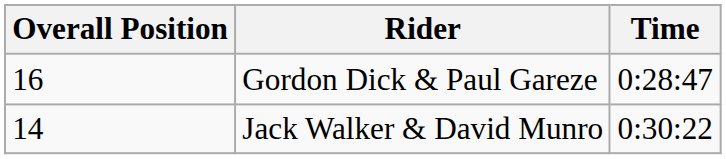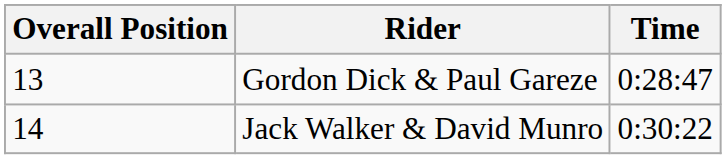(28, 78) 16 -> (28, 78) 13
